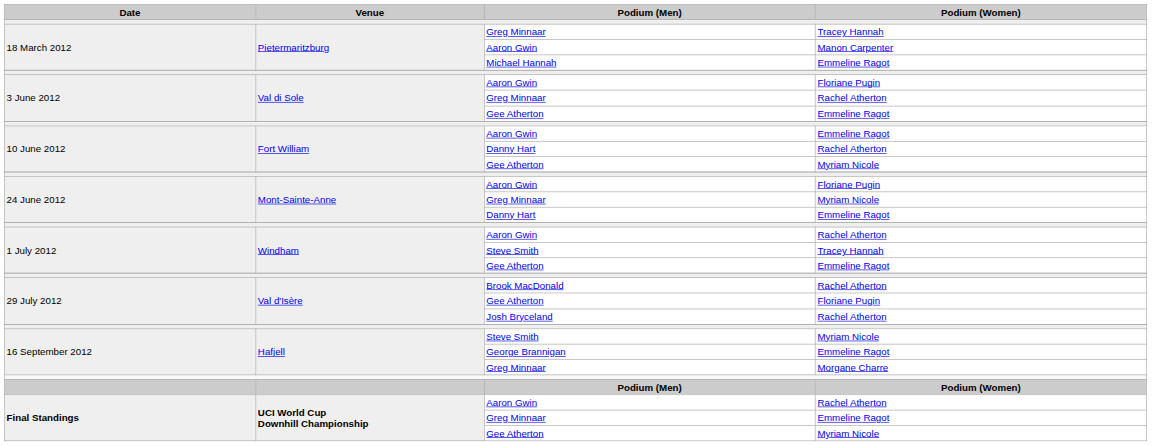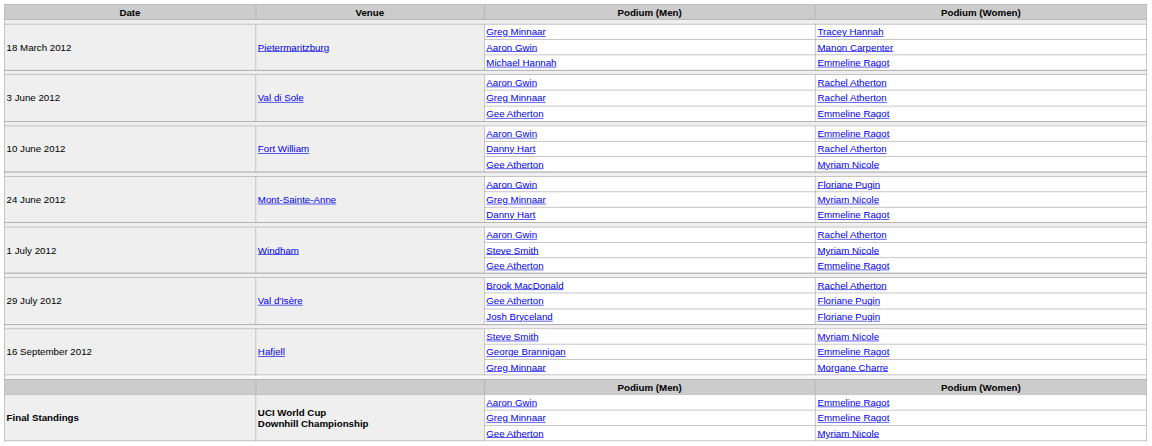(849, 83) Floriane Pugin -> (852, 83) Rachel Atherton
(851, 250) Tracey Hannah -> (848, 250) Myriam Nicole
(852, 317) Rachel Atherton -> (849, 317) Floriane Pugin
(852, 403) Rachel Atherton -> (853, 403) Emmeline Ragot
